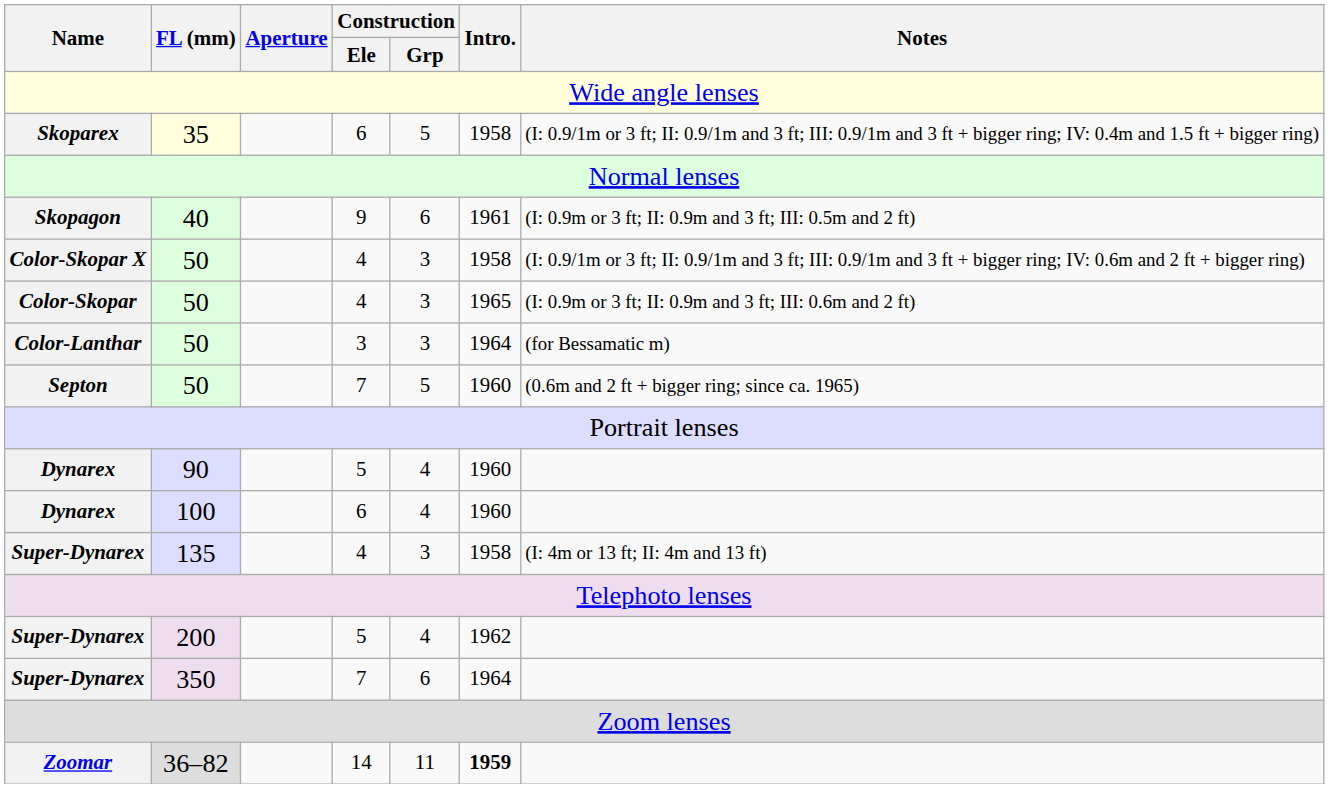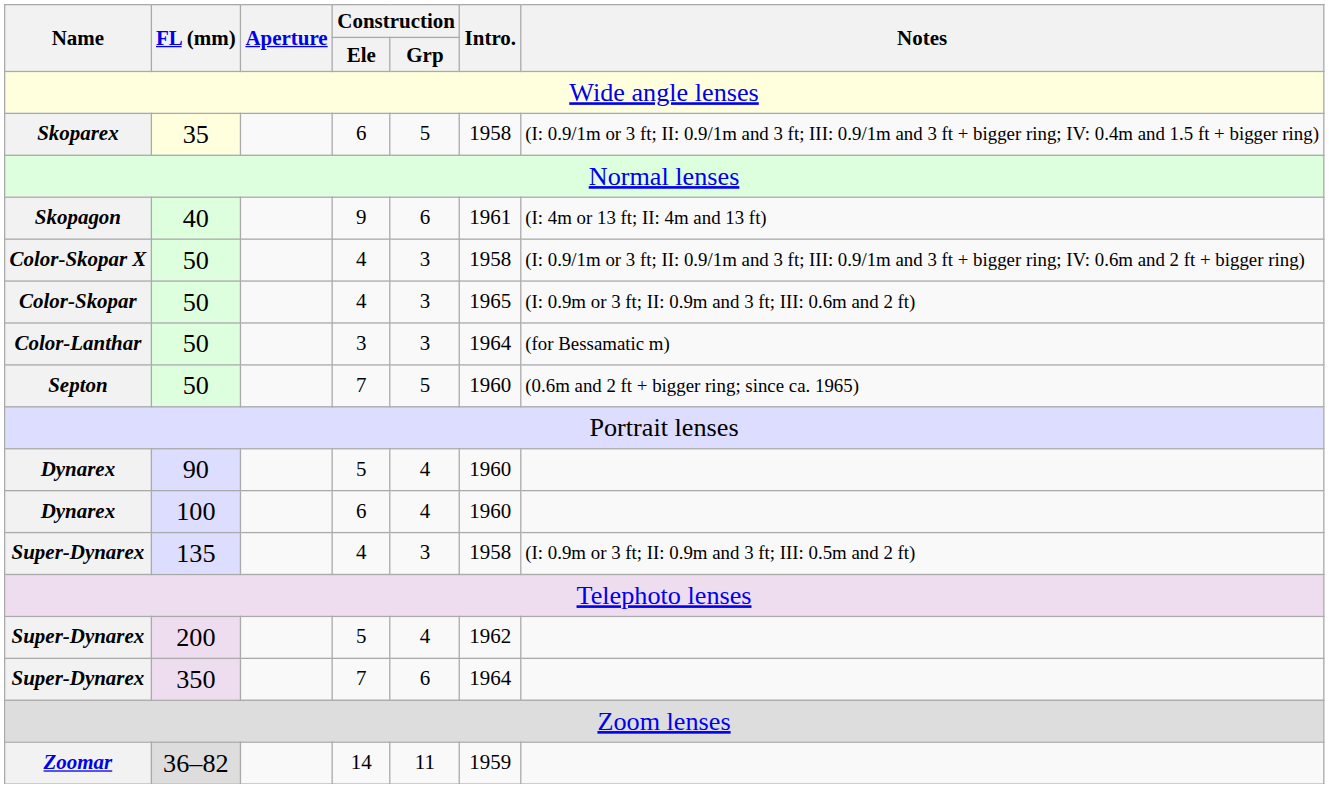(720, 217) (I: 0.9m or 3 ft; II: 0.9m and 3 ft; III: 0.5m and 2 ft) -> (646, 217) (I: 4m or 13 ft; II: 4m and 13 ft)
(646, 553) (I: 4m or 13 ft; II: 4m and 13 ft) -> (720, 553) (I: 0.9m or 3 ft; II: 0.9m and 3 ft; III: 0.5m and 2 ft)
(490, 762) bold -> (490, 762) normal
